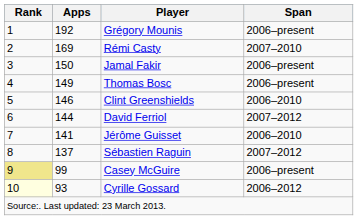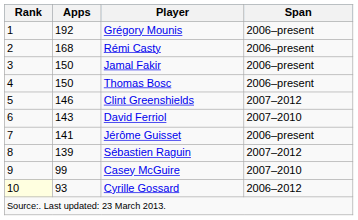(64, 48) 169 -> (64, 48) 168
(274, 48) 2007–2010 -> (280, 48) 2006–present
(64, 83) 149 -> (64, 83) 150
(274, 100) 2006–2010 -> (274, 100) 2007–2012
(64, 118) 144 -> (64, 118) 143
(274, 118) 2007–2012 -> (274, 118) 2007–2010
(274, 135) 2006–2010 -> (280, 135) 2006–present
(64, 153) 137 -> (64, 153) 139
(10, 170) khaki background -> (10, 170) no background
(280, 170) 2006–present -> (274, 170) 2007–2010
